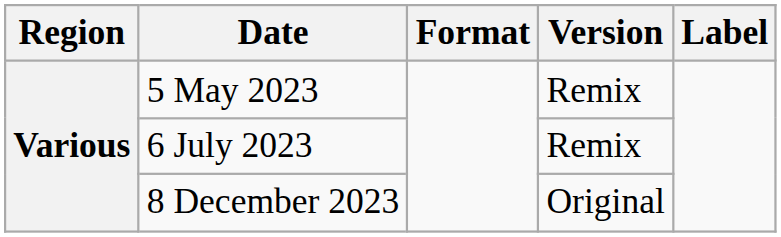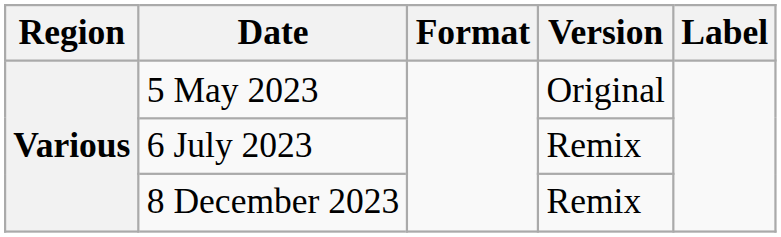(594, 88) Remix -> (606, 88) Original
(606, 201) Original -> (594, 201) Remix
